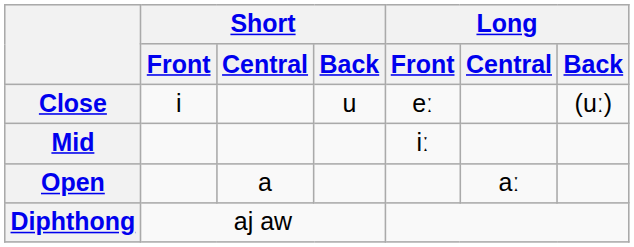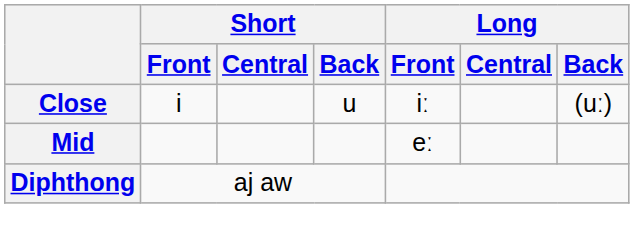(423, 103) eː -> (423, 103) iː
(423, 143) iː -> (423, 143) eː
- row: (73, 182)
